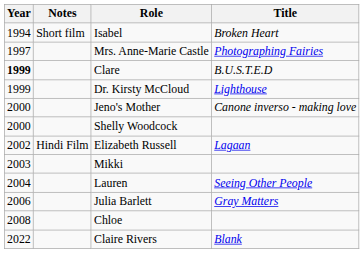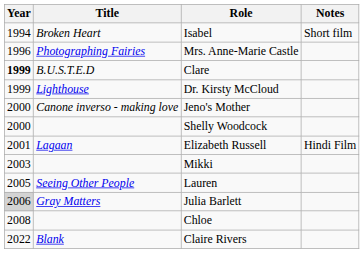columns swapped: (285, 13) <-> (62, 13)
(19, 51) 1997 -> (19, 51) 1996
(19, 145) 2002 -> (19, 145) 2001
(19, 182) 2004 -> (19, 182) 2005
(19, 201) no background -> (19, 201) lightgrey background
